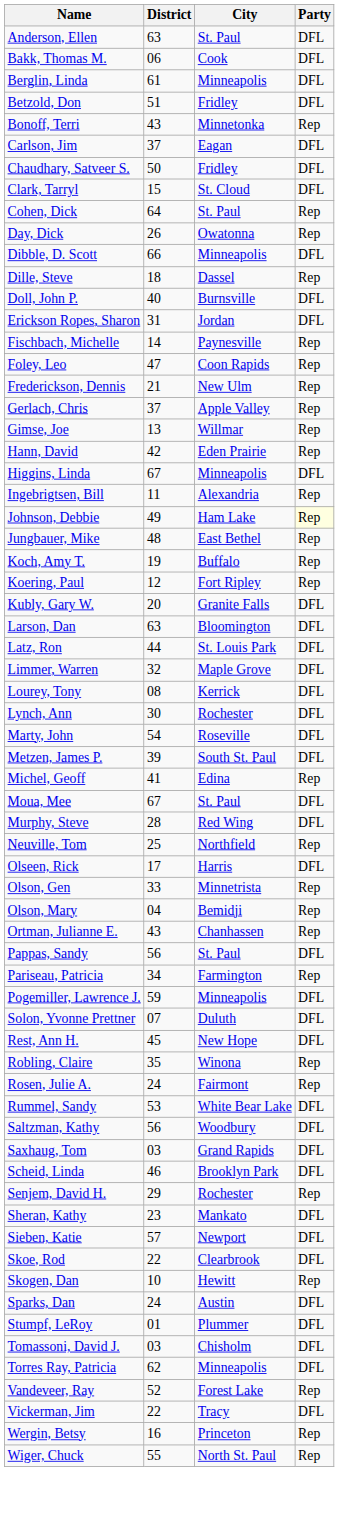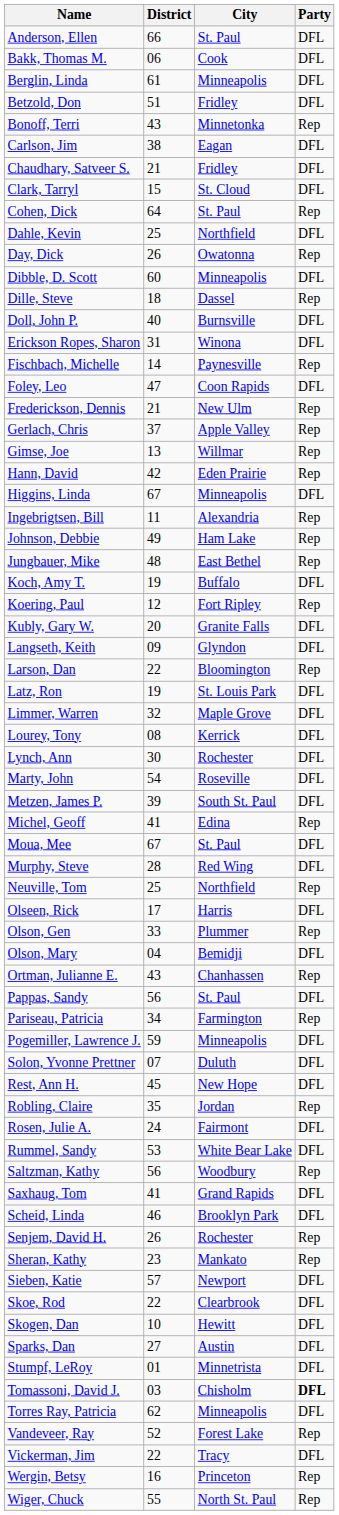(154, 37) 63 -> (154, 37) 66
(154, 146) 37 -> (154, 146) 38
(154, 168) 50 -> (154, 168) 21
+ row: (44, 233)
(154, 255) 66 -> (154, 277) 60
(216, 320) Jordan -> (219, 342) Winona
(309, 364) Rep -> (311, 386) DFL
(309, 517) lightyellow background -> (309, 539) no background
(309, 560) Rep -> (311, 582) DFL
+ row: (52, 648)
(154, 626) 63 -> (154, 670) 22
(311, 626) DFL -> (309, 670) Rep
(154, 648) 44 -> (154, 691) 19
(230, 888) Minnetrista -> (223, 931) Plummer
(309, 910) Rep -> (311, 953) DFL
(219, 1062) Winona -> (216, 1106) Jordan
(309, 1084) Rep -> (311, 1128) DFL
(311, 1128) DFL -> (309, 1172) Rep
(154, 1150) 03 -> (154, 1193) 41
(154, 1193) 29 -> (154, 1237) 26
(311, 1215) DFL -> (309, 1259) Rep
(309, 1281) Rep -> (311, 1324) DFL
(154, 1302) 24 -> (154, 1346) 27
(223, 1324) Plummer -> (230, 1368) Minnetrista
(311, 1346) normal -> (312, 1390) bold
